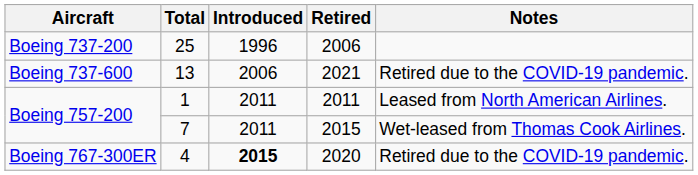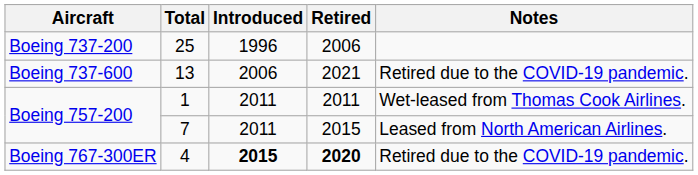(523, 101) Leased from North American Airlines. -> (533, 101) Wet-leased from Thomas Cook Airlines.
(533, 128) Wet-leased from Thomas Cook Airlines. -> (523, 128) Leased from North American Airlines.
(341, 156) normal -> (341, 156) bold
